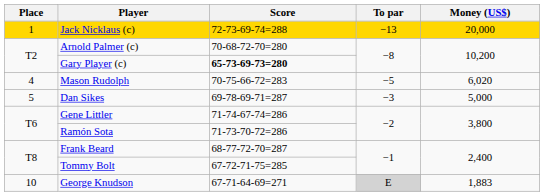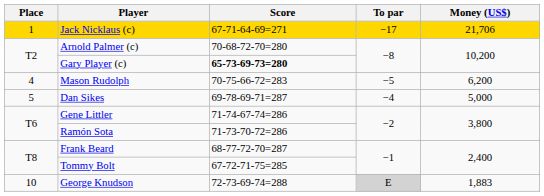(249, 30) 72-73-69-74=288 -> (249, 30) 67-71-64-69=271
(388, 30) −13 -> (388, 30) −17
(480, 30) 20,000 -> (480, 30) 21,706
(480, 81) 6,020 -> (480, 81) 6,200
(388, 98) −3 -> (388, 98) −4
(249, 183) 67-71-64-69=271 -> (249, 183) 72-73-69-74=288
